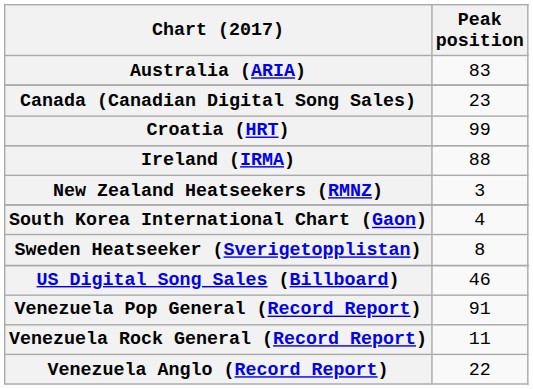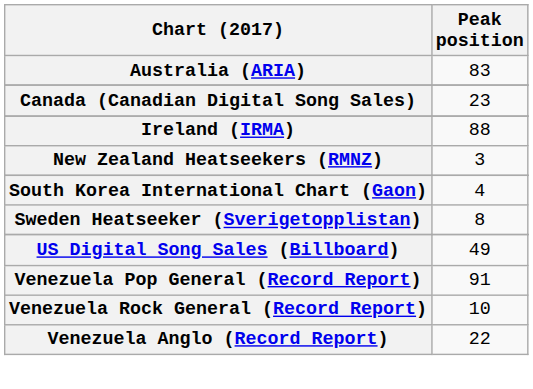- row: (218, 130)
(480, 280) 46 -> (480, 250) 49
(480, 340) 11 -> (480, 310) 10
